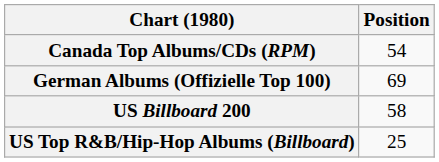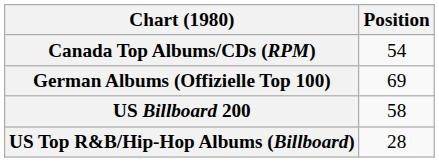(397, 141) 25 -> (397, 141) 28
